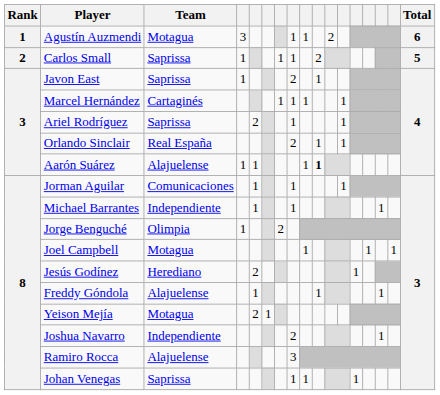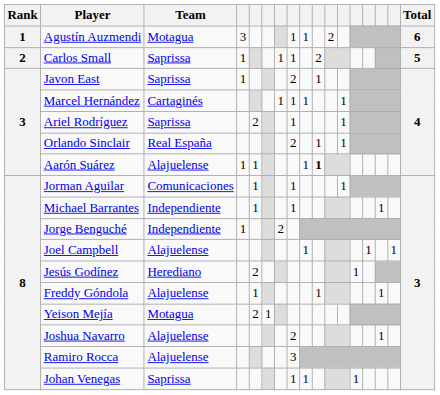(169, 229) Olimpia -> (184, 229) Independiente
(170, 250) Motagua -> (178, 250) Alajuelense
(184, 336) Independiente -> (178, 336) Alajuelense
